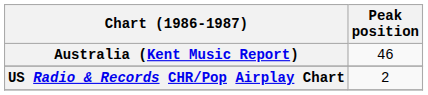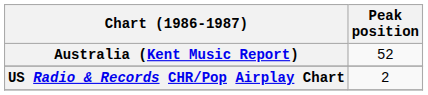(385, 55) 46 -> (385, 55) 52
